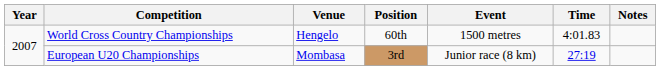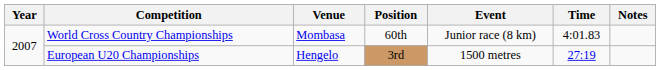(317, 35) Hengelo -> (321, 35) Mombasa
(490, 35) 1500 metres -> (490, 35) Junior race (8 km)
(321, 55) Mombasa -> (317, 55) Hengelo
(490, 55) Junior race (8 km) -> (490, 55) 1500 metres
